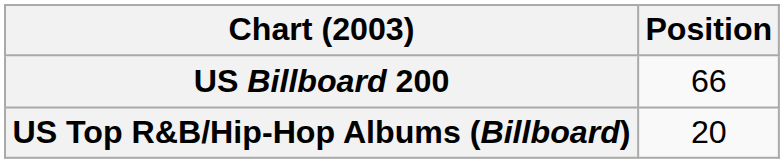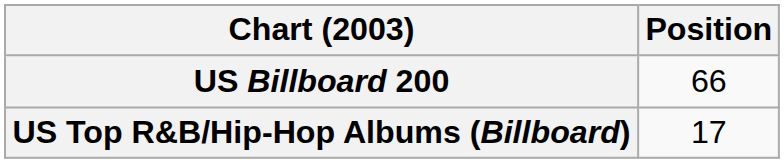(709, 132) 20 -> (709, 132) 17
